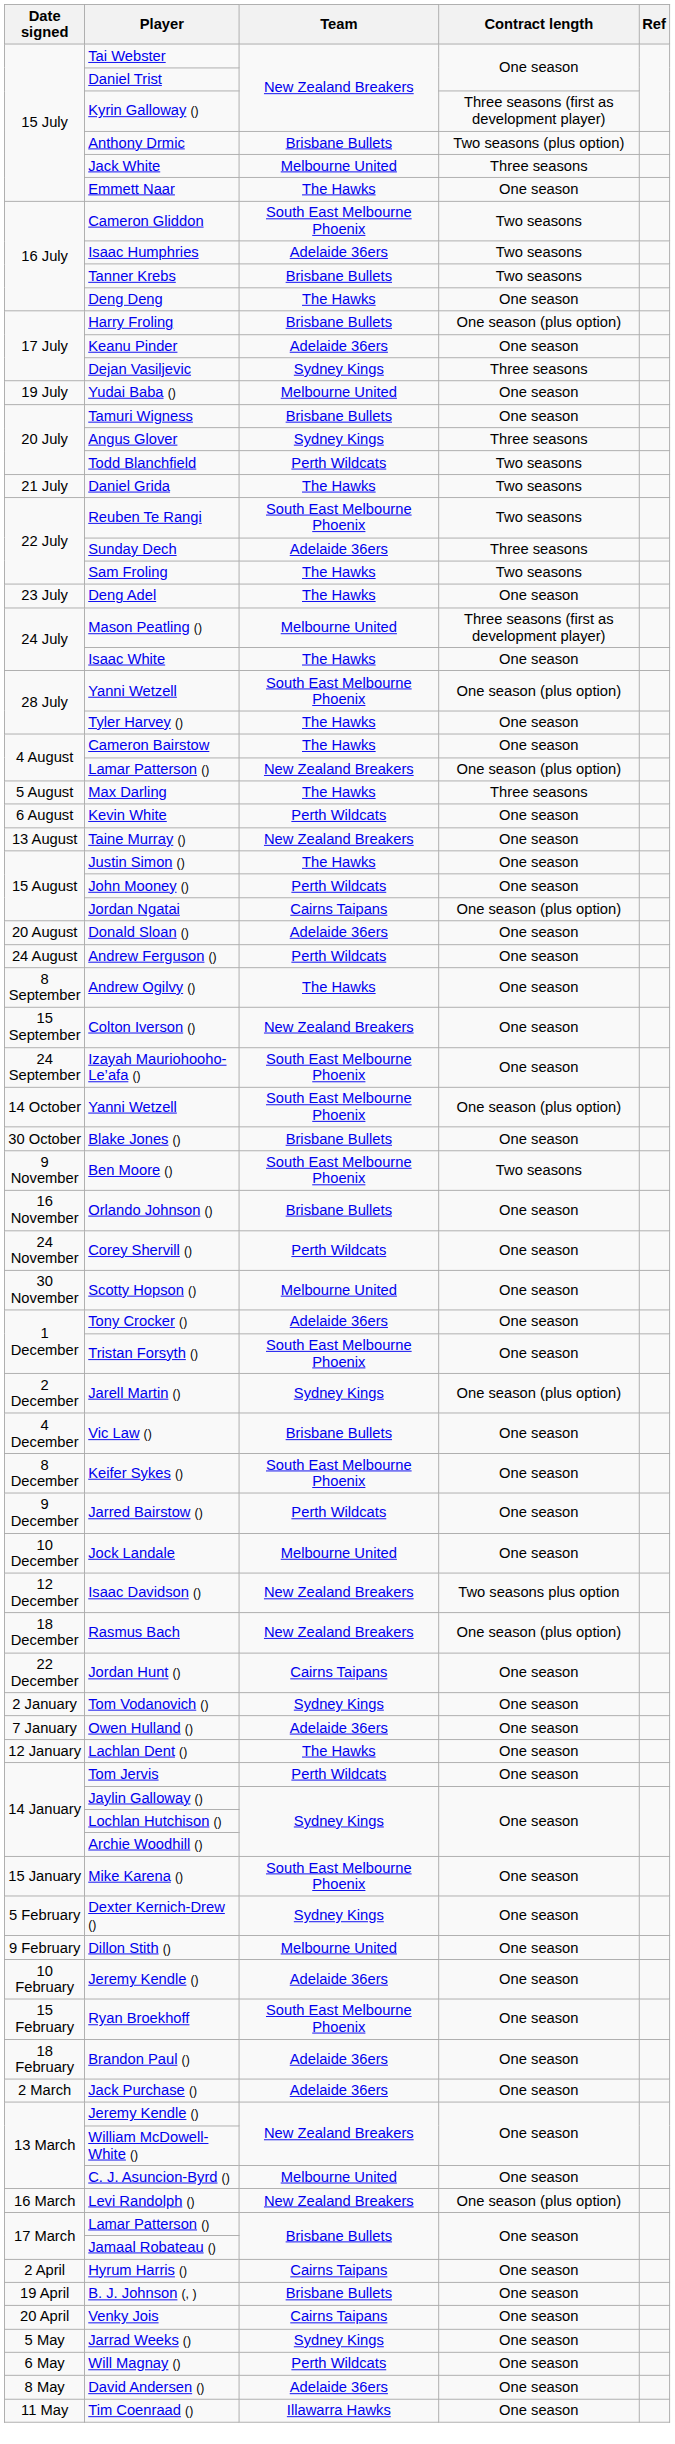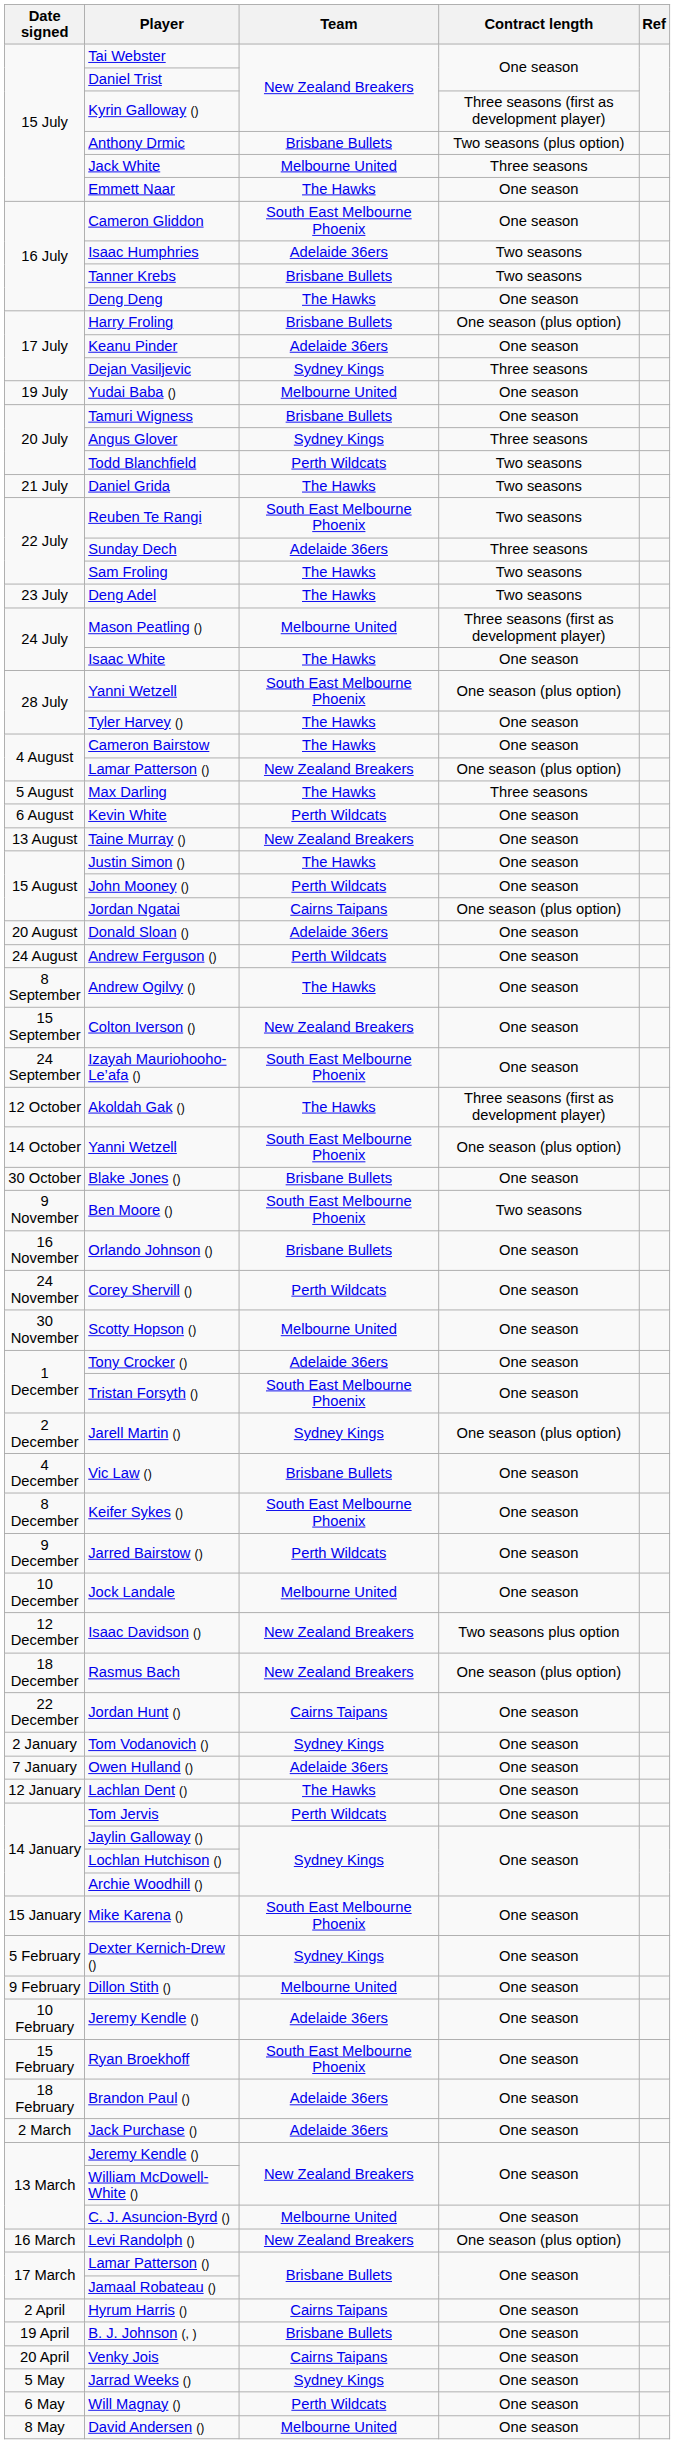(539, 220) Two seasons -> (539, 220) One season
(539, 596) One season -> (539, 596) Two seasons
+ row: (45, 1107)
(339, 2387) Adelaide 36ers -> (339, 2427) Melbourne United
- row: (45, 2410)
